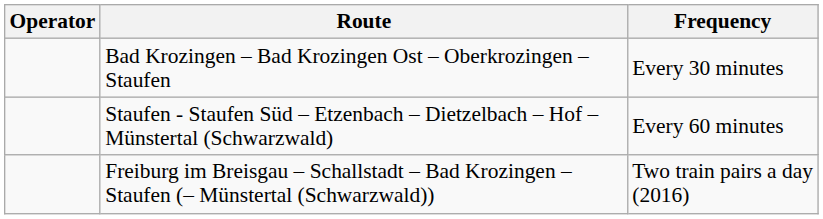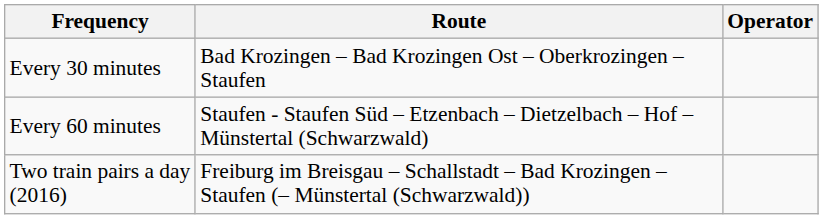columns swapped: (52, 21) <-> (723, 21)
